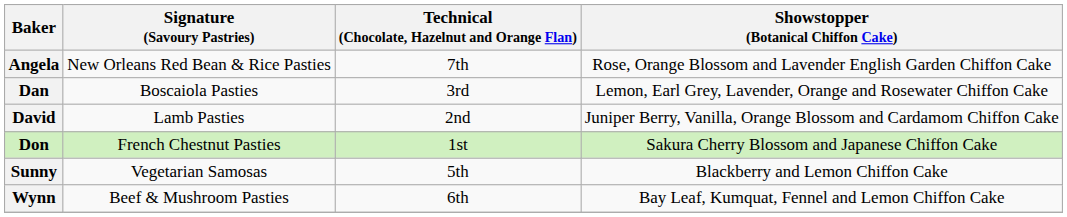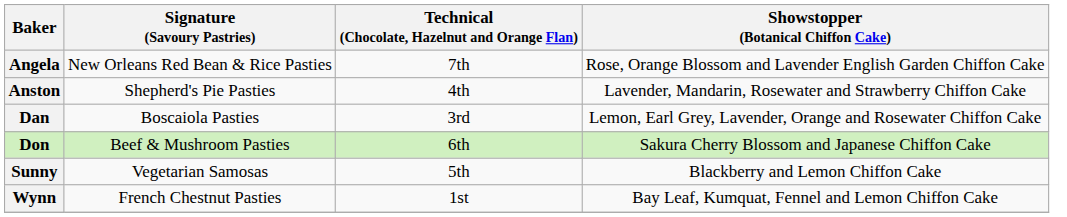+ row: (34, 90)
- row: (34, 117)
(199, 144) French Chestnut Pasties -> (200, 144) Beef & Mushroom Pasties
(458, 144) 1st -> (459, 144) 6th
(199, 198) Beef & Mushroom Pasties -> (200, 198) French Chestnut Pasties
(458, 198) 6th -> (459, 198) 1st
